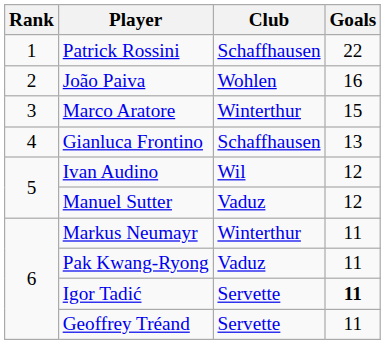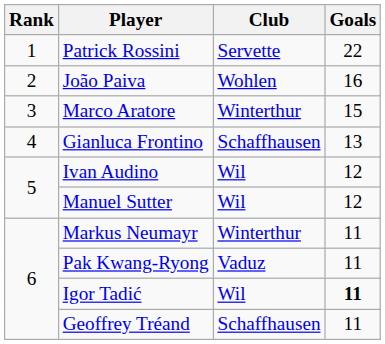(269, 50) Schaffhausen -> (249, 50) Servette
(241, 202) Vaduz -> (231, 202) Wil
(249, 293) Servette -> (231, 293) Wil
(249, 324) Servette -> (269, 324) Schaffhausen
